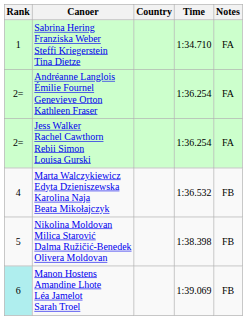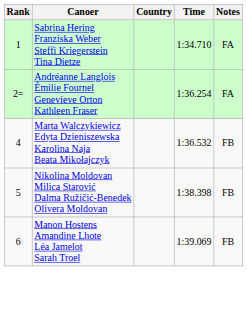- row: (69, 143)
(18, 290) paleturquoise background -> (18, 241) no background
